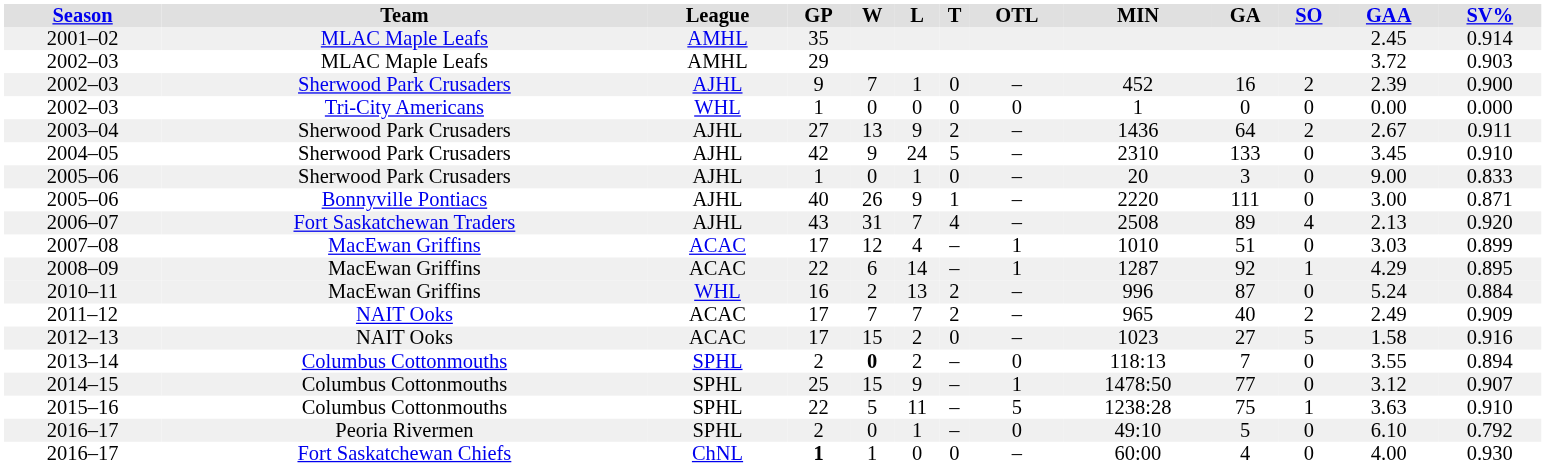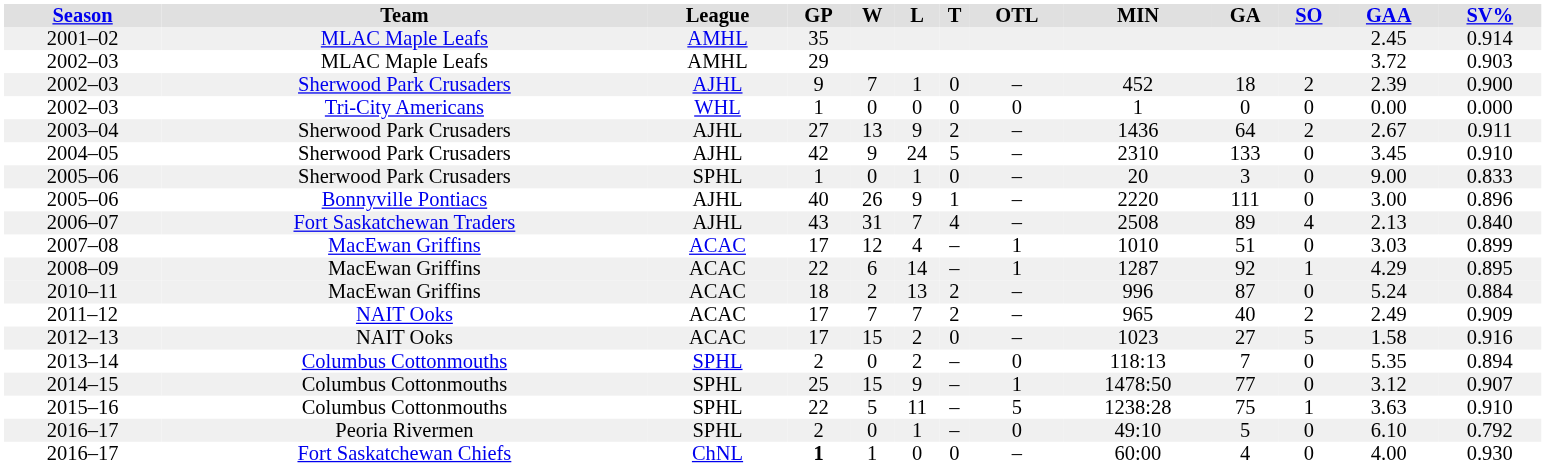(1245, 84) 16 -> (1245, 84) 18
(717, 176) AJHL -> (717, 176) SPHL
(1490, 199) 0.871 -> (1490, 199) 0.896
(1490, 222) 0.920 -> (1490, 222) 0.840
(718, 291) WHL -> (717, 291) ACAC
(819, 291) 16 -> (819, 291) 18
(872, 360) bold -> (872, 360) normal
(1389, 360) 3.55 -> (1389, 360) 5.35
